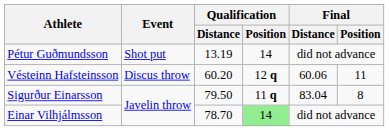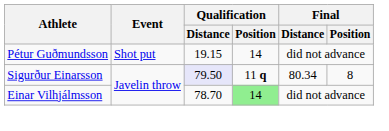(218, 54) 13.19 -> (208, 54) 19.15
- row: (63, 75)
(218, 95) no background -> (208, 75) lavender background
(313, 95) 83.04 -> (303, 75) 80.34
